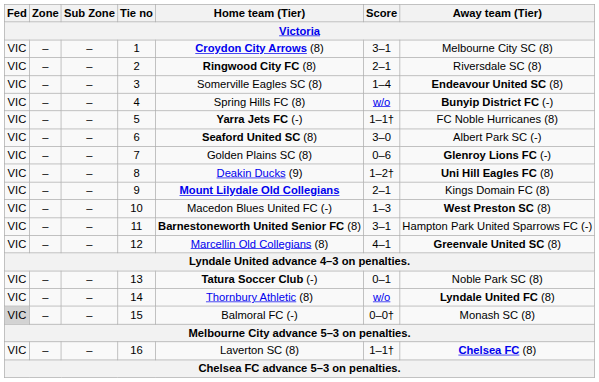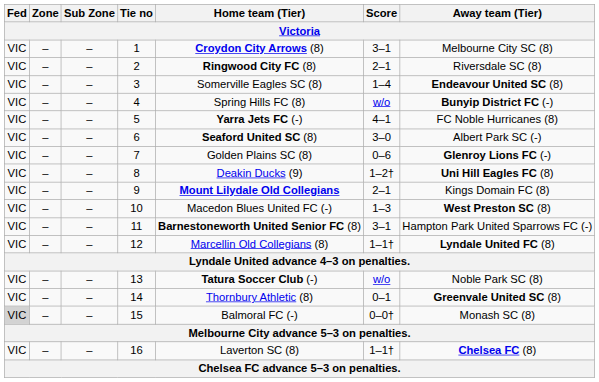(382, 119) 1–1† -> (382, 119) 4–1
(382, 244) 4–1 -> (382, 244) 1–1†
(497, 244) Greenvale United SC (8) -> (497, 244) Lyndale United FC (8)
(382, 279) 0–1 -> (382, 279) w/o
(382, 297) w/o -> (382, 297) 0–1
(497, 297) Lyndale United FC (8) -> (497, 297) Greenvale United SC (8)
